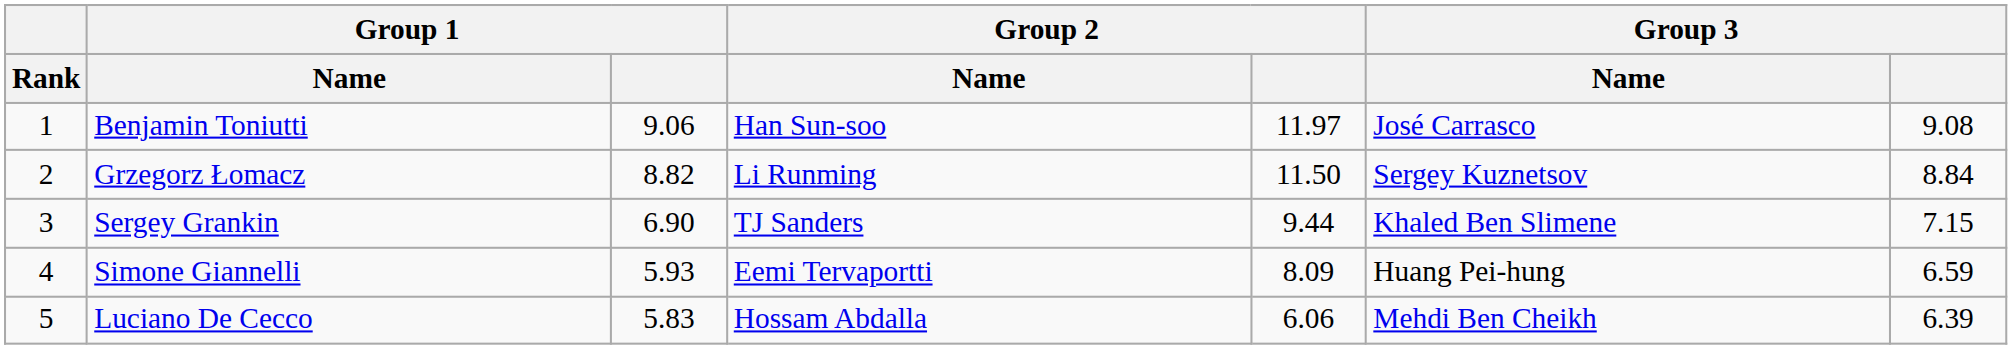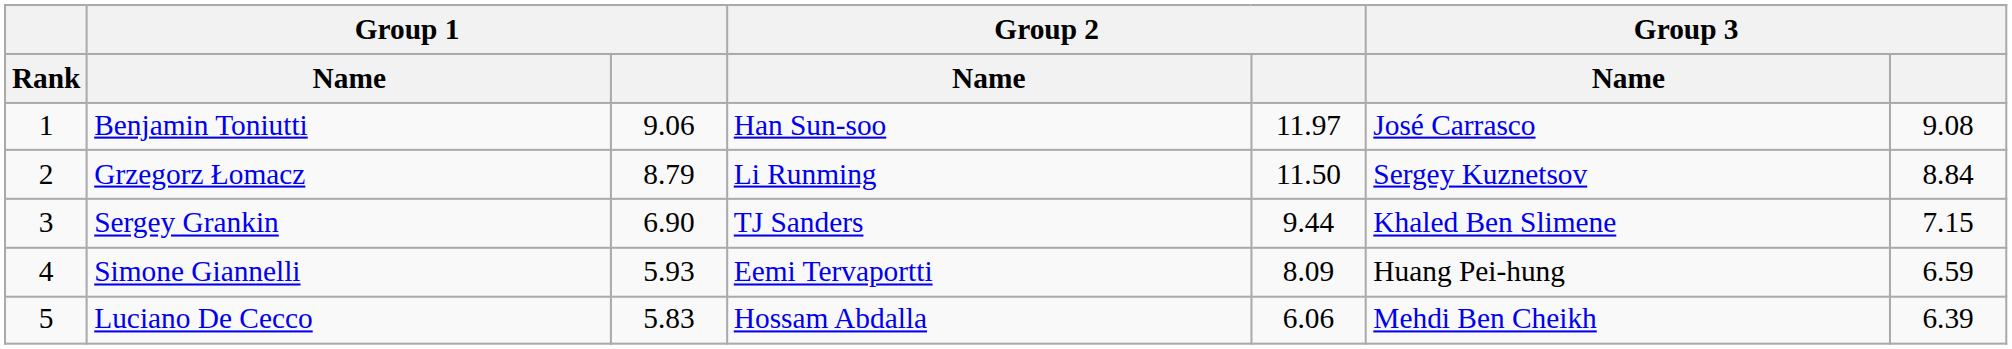(669, 174) 8.82 -> (669, 174) 8.79
